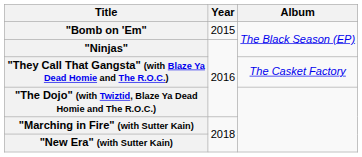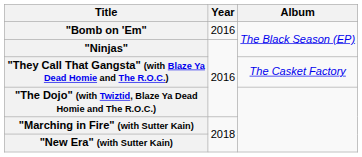(223, 30) 2015 -> (223, 30) 2016
